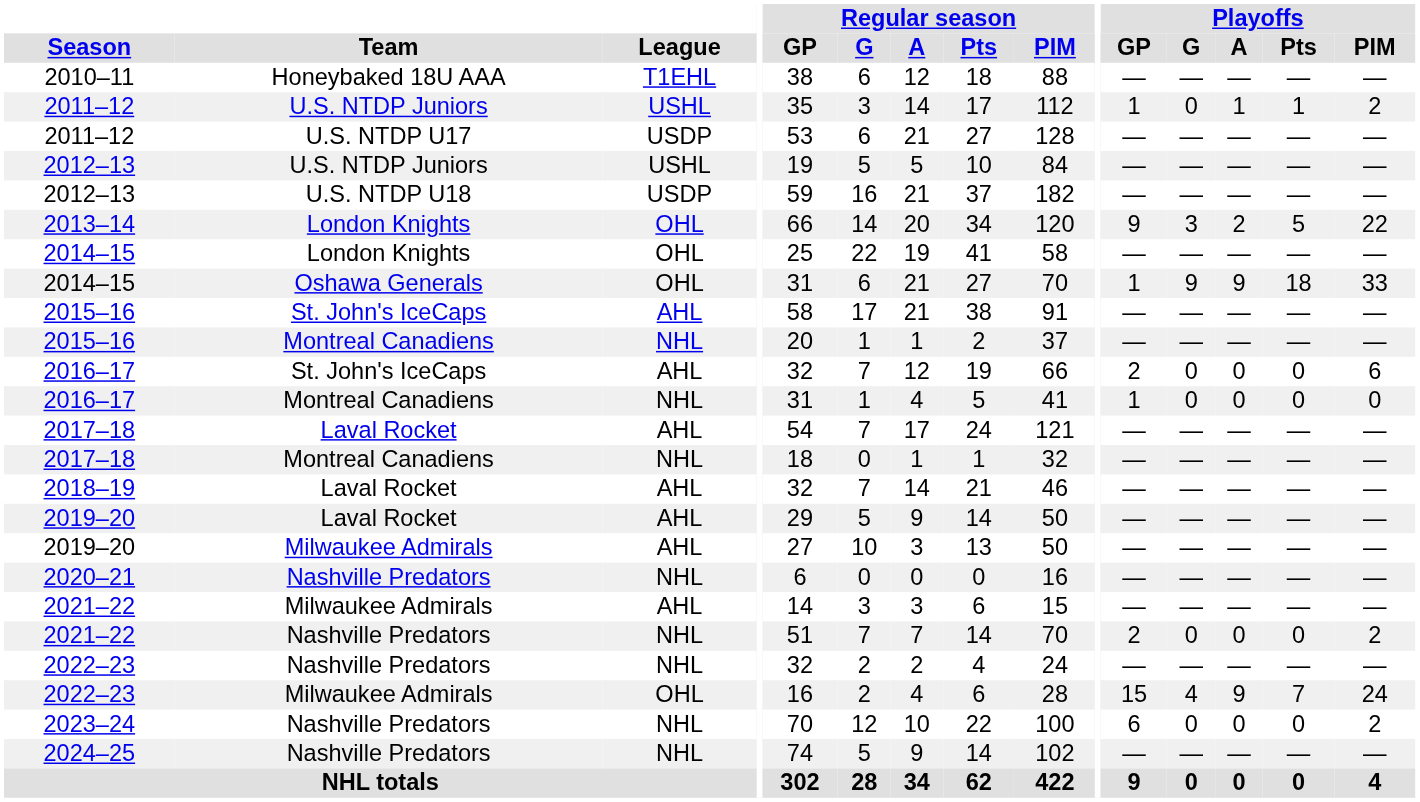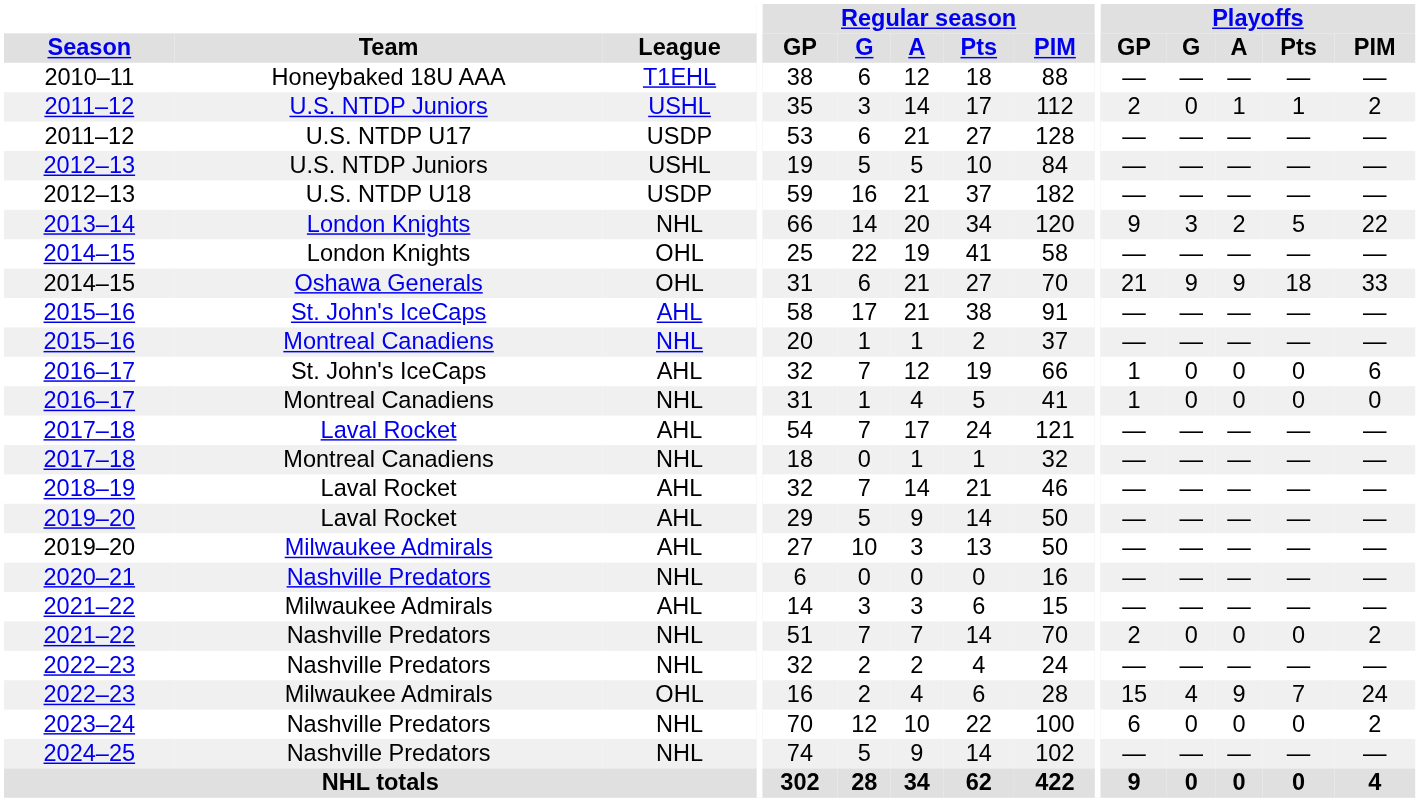(1134, 106) 1 -> (1134, 106) 2
(680, 224) OHL -> (680, 224) NHL
(1134, 283) 1 -> (1134, 283) 21
(1134, 371) 2 -> (1134, 371) 1
